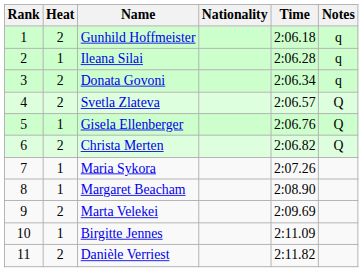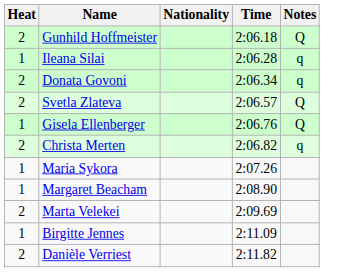- column: (24, 15)
(338, 37) q -> (300, 37) Q
(338, 146) Q -> (300, 146) q
